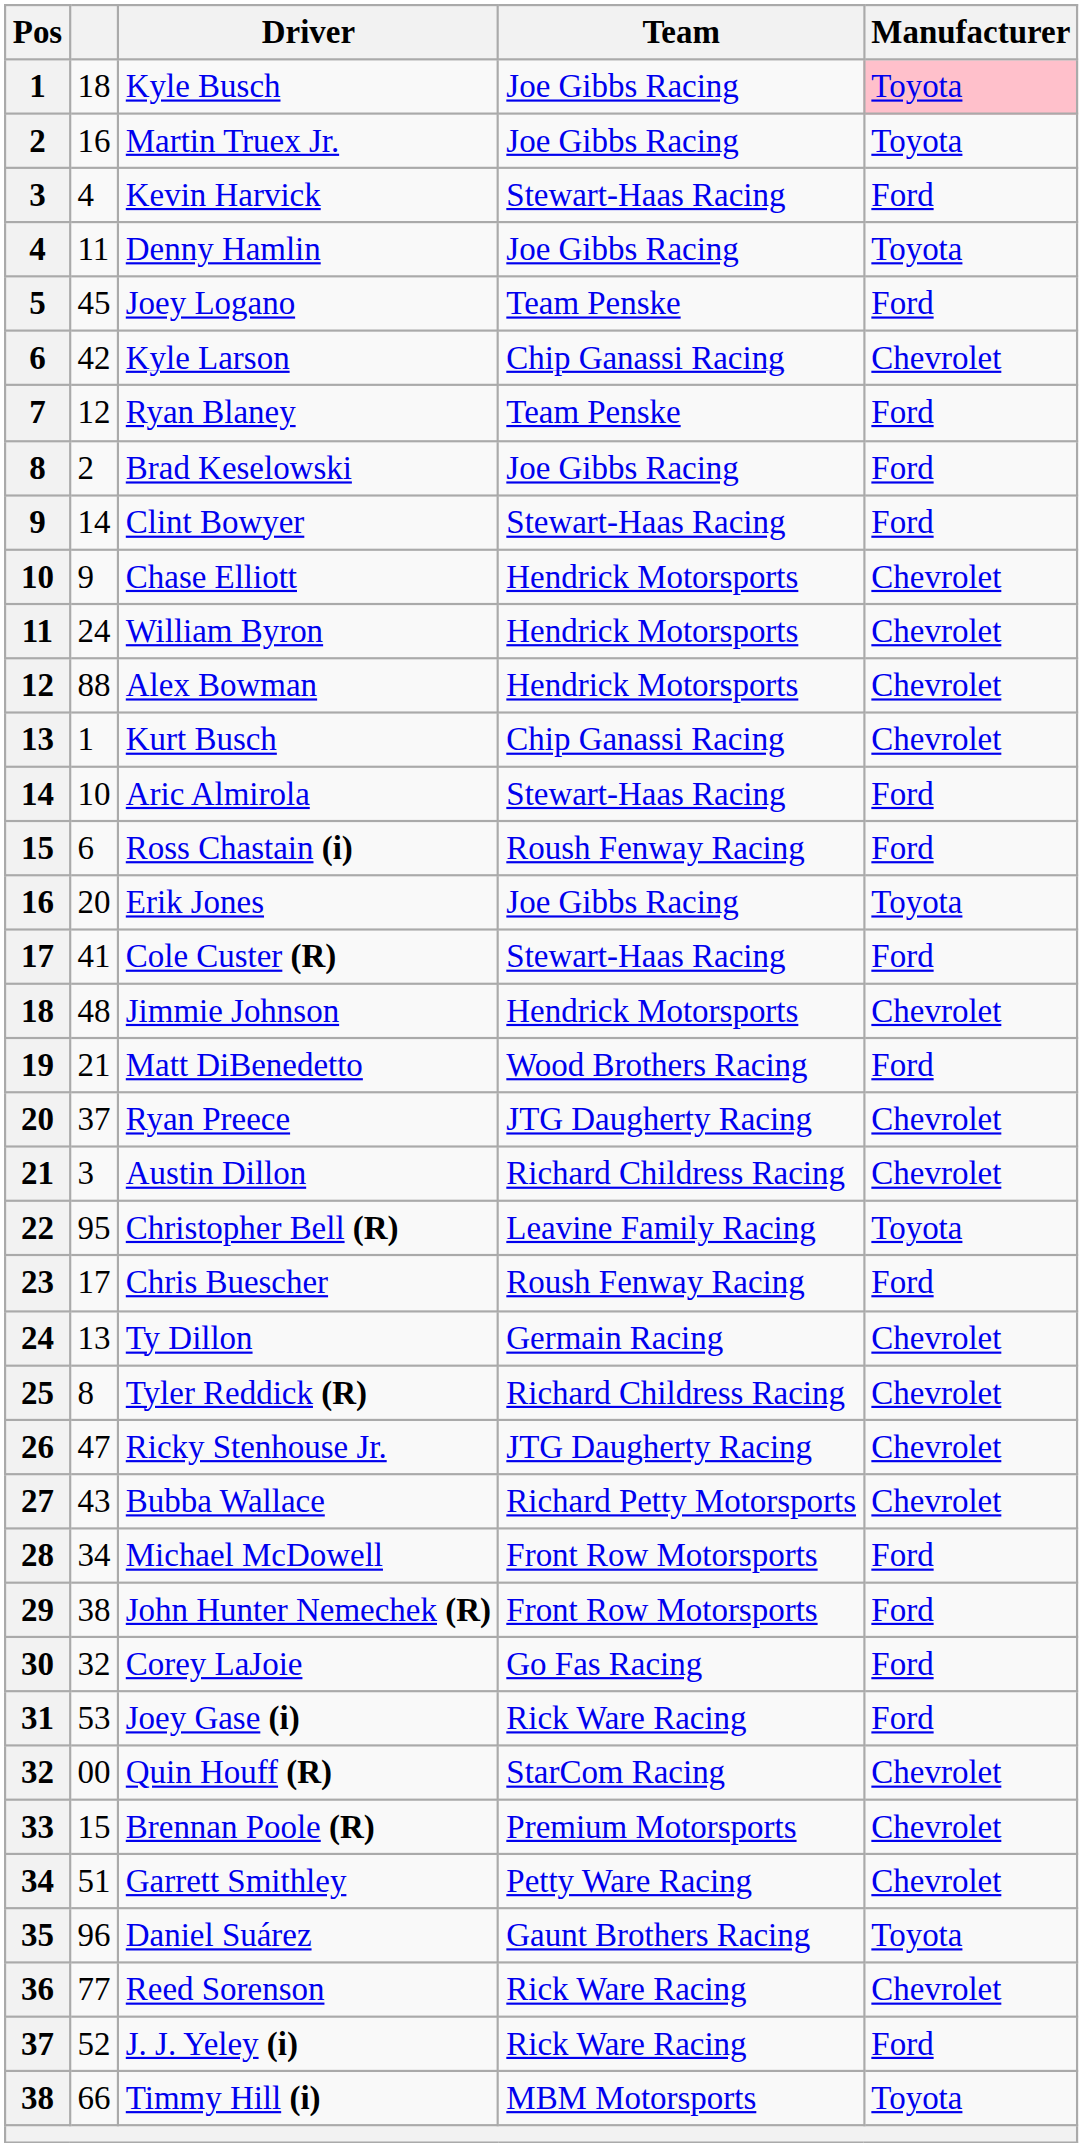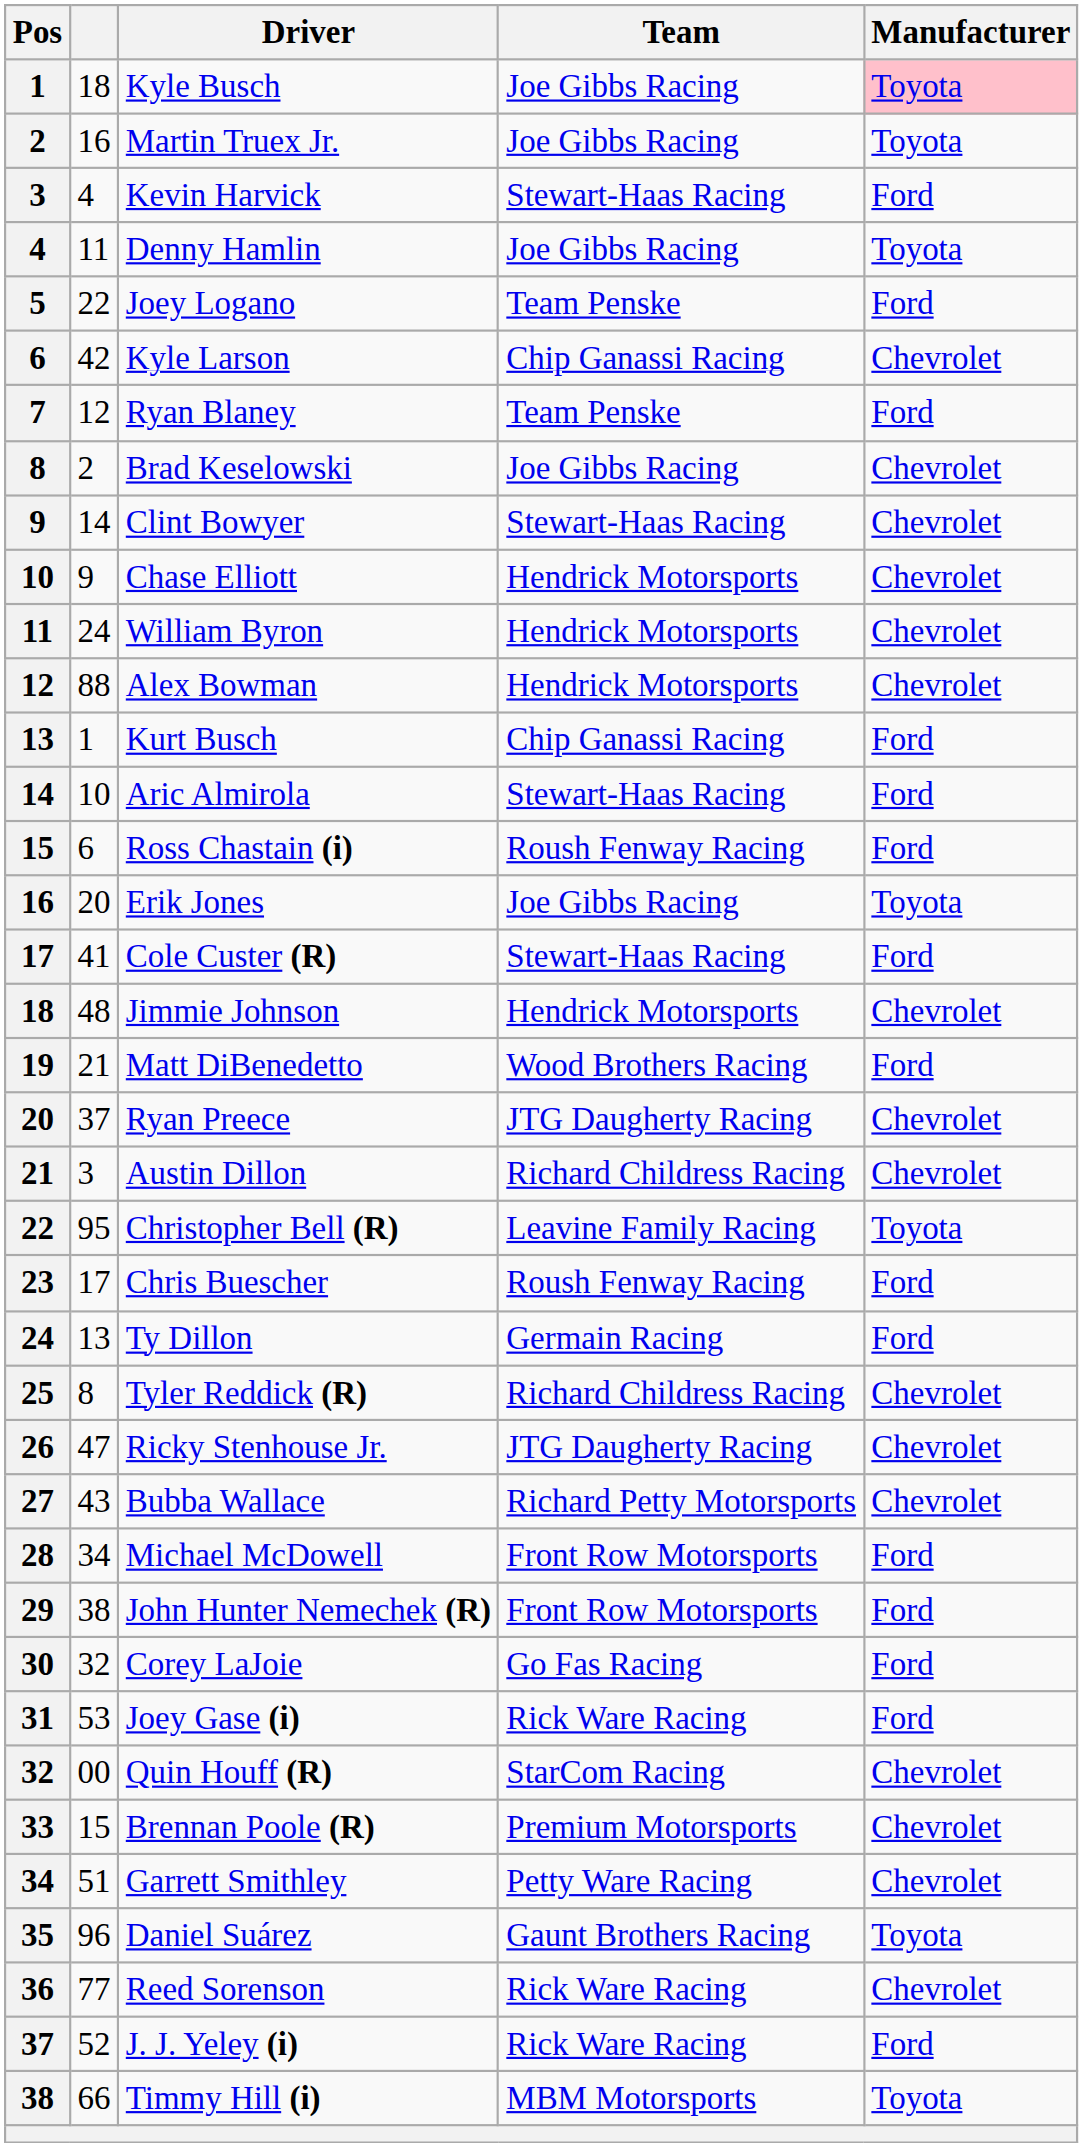(94, 303) 45 -> (94, 303) 22
(902, 466) Ford -> (936, 466) Chevrolet
(902, 521) Ford -> (936, 521) Chevrolet
(936, 738) Chevrolet -> (902, 738) Ford
(936, 1337) Chevrolet -> (902, 1337) Ford
